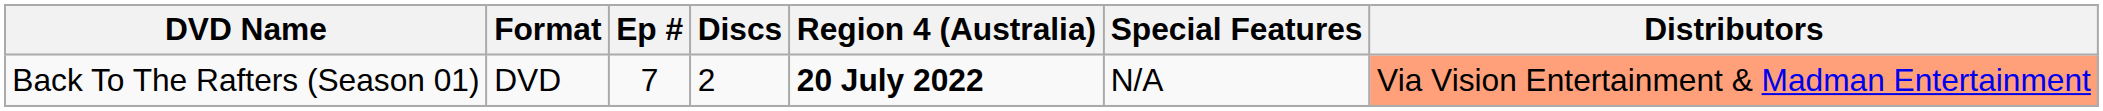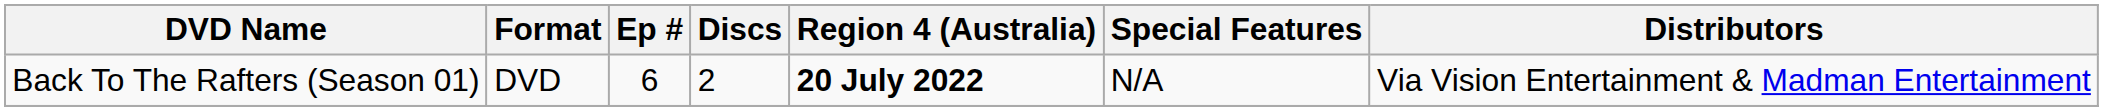(650, 79) 7 -> (650, 79) 6
(1734, 79) lightsalmon background -> (1734, 79) no background
